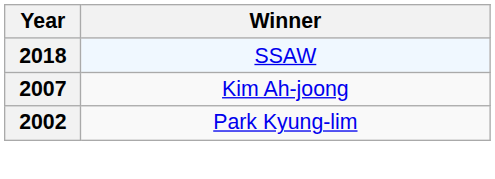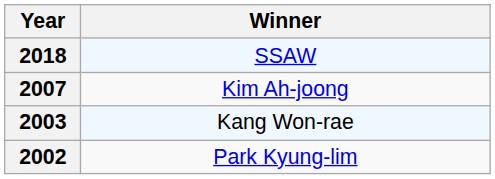+ row: (43, 122)
